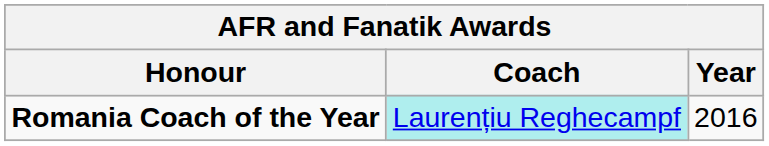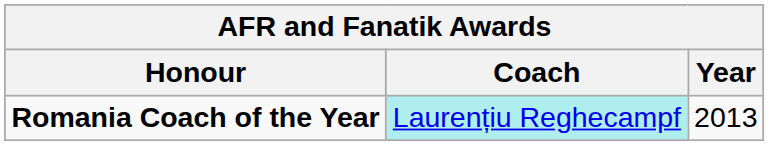(726, 117) 2016 -> (726, 117) 2013
